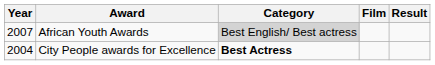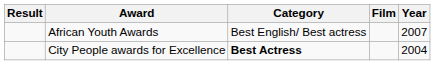columns swapped: (20, 13) <-> (409, 13)
(289, 32) lightgrey background -> (299, 32) no background
